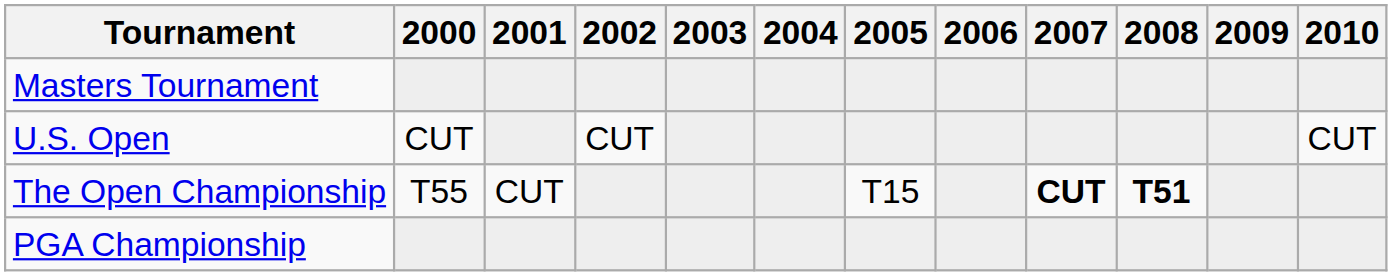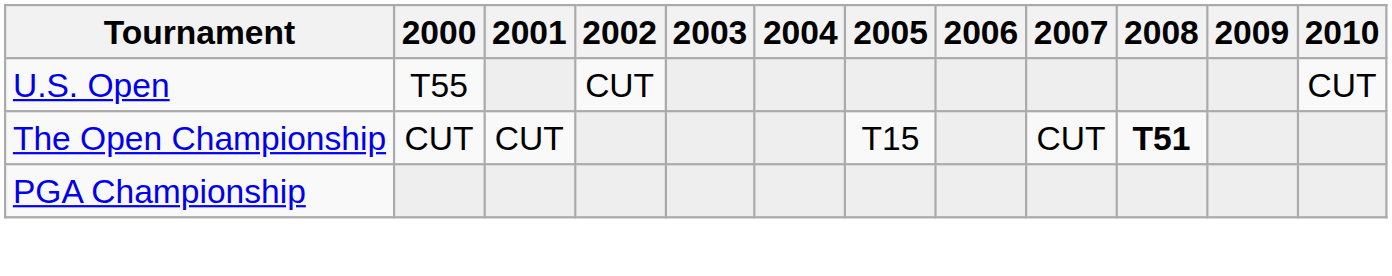- row: (166, 85)
(439, 138) CUT -> (439, 85) T55
(439, 191) T55 -> (439, 138) CUT
(1071, 191) bold -> (1071, 138) normal
